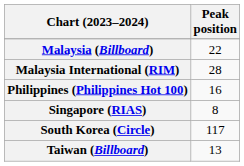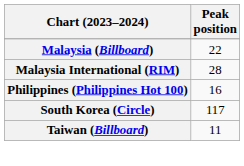- row: (98, 110)
(215, 150) 13 -> (215, 130) 11
